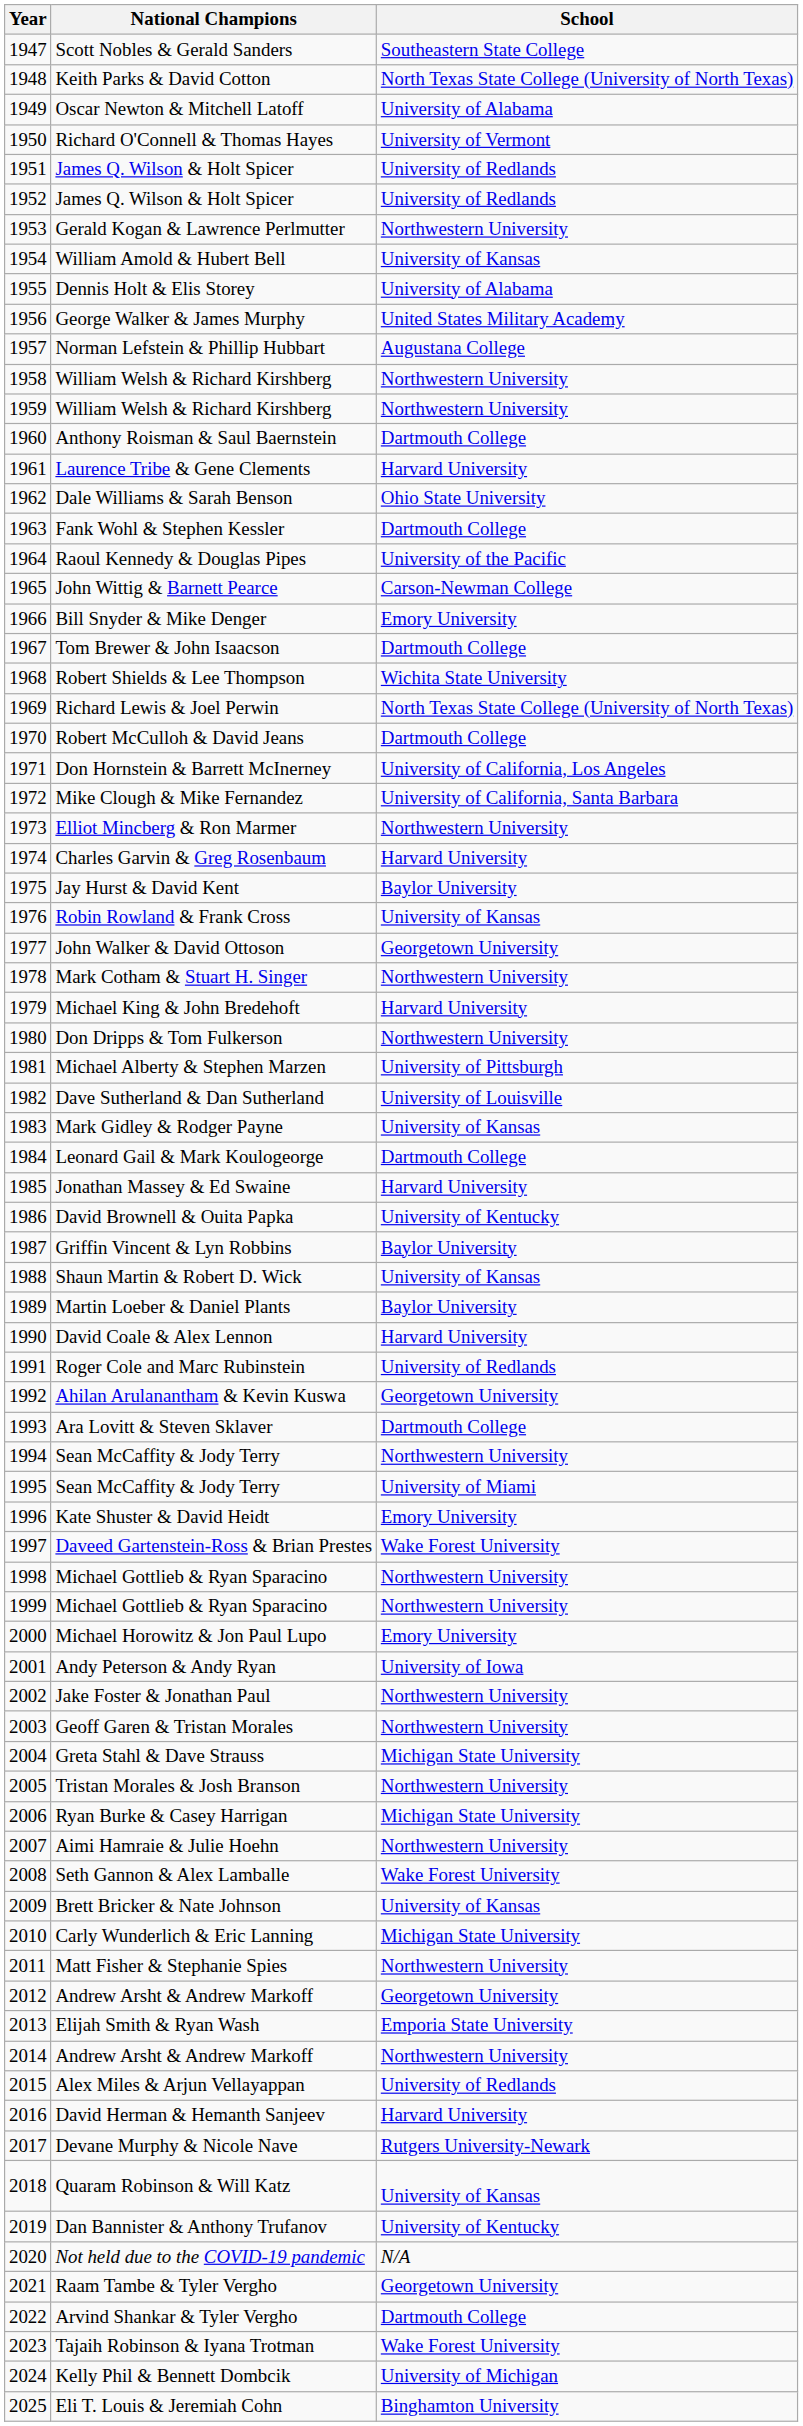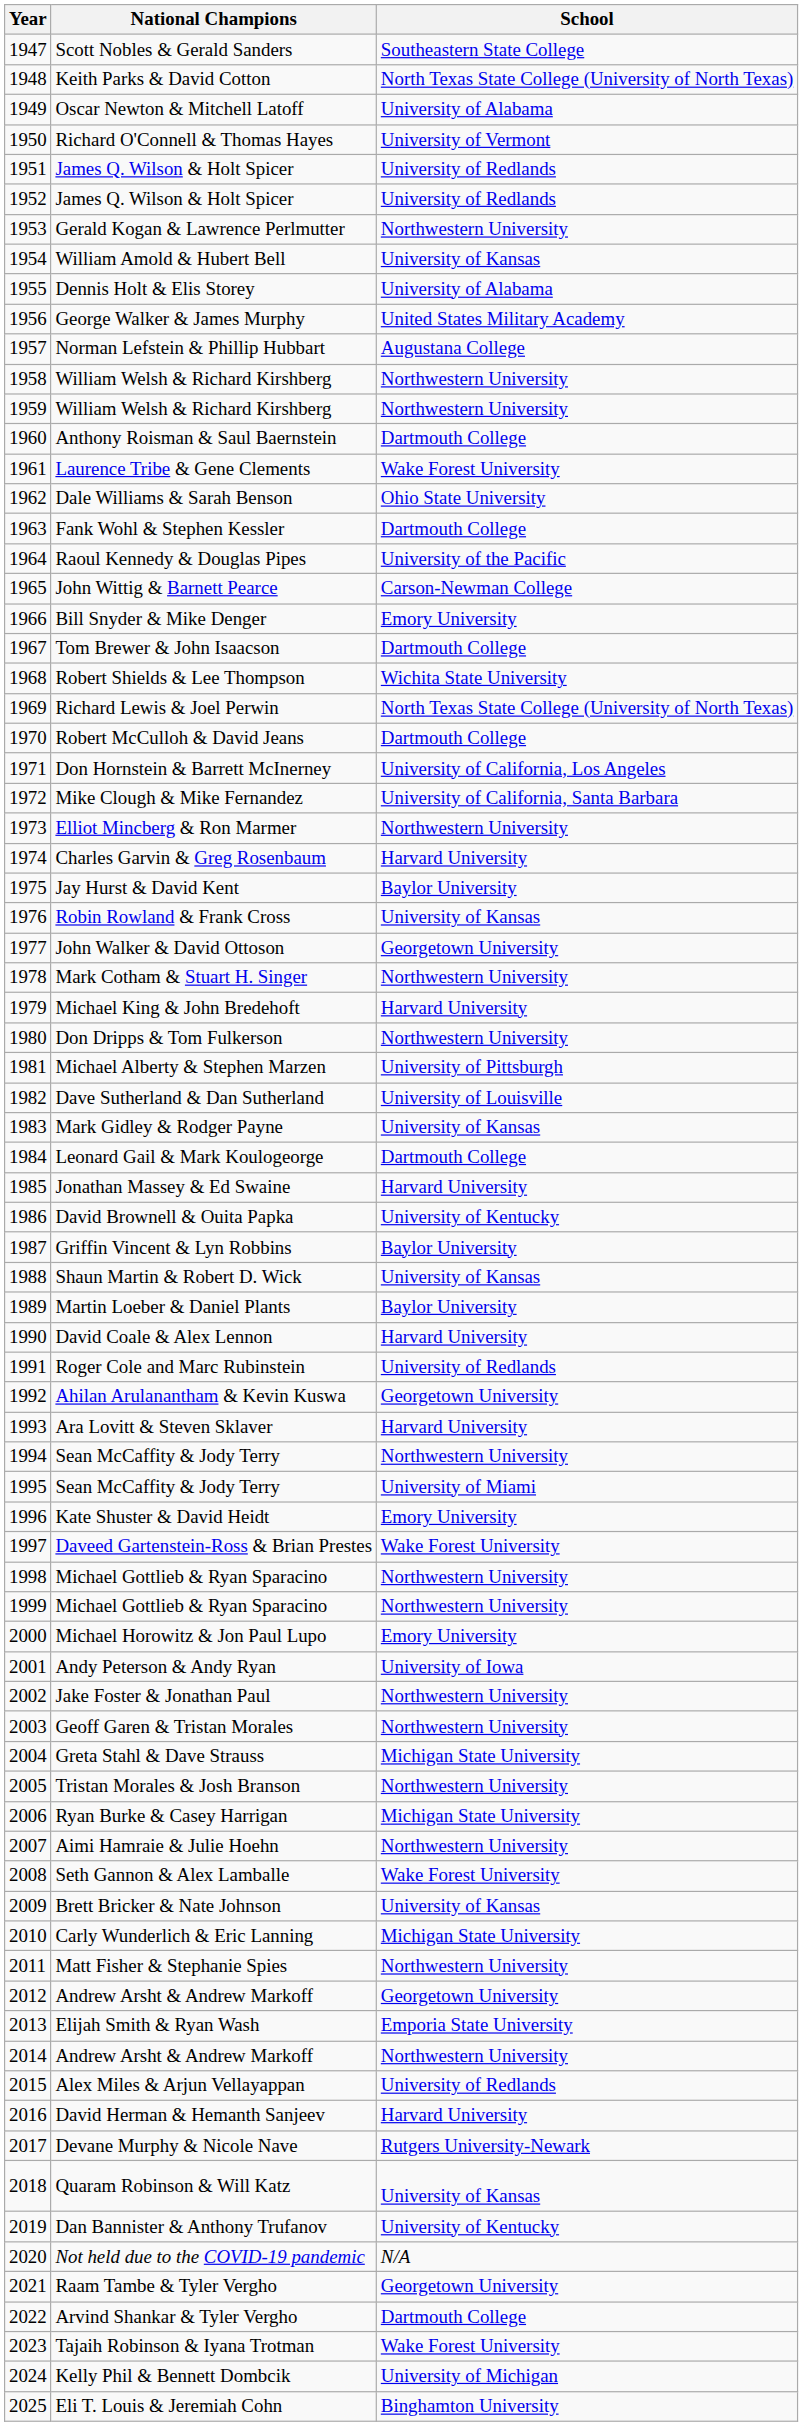(454, 468) Harvard University -> (470, 468) Wake Forest University
(453, 1426) Dartmouth College -> (454, 1426) Harvard University
